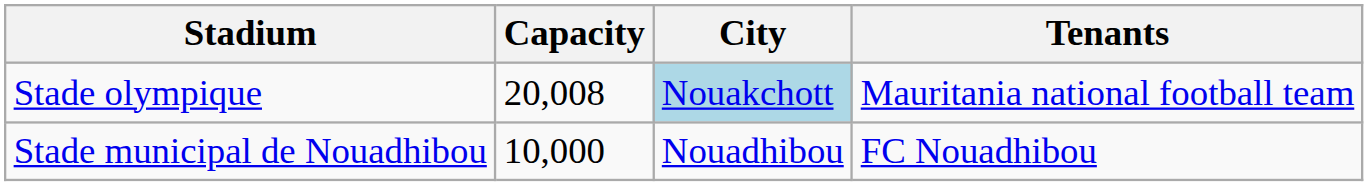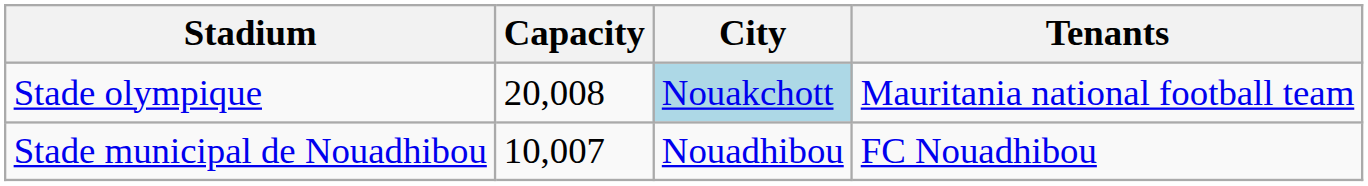(554, 150) 10,000 -> (554, 150) 10,007
